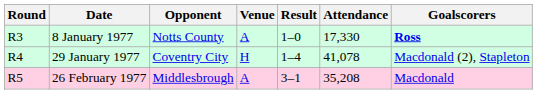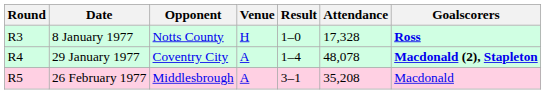(245, 36) A -> (245, 36) H
(341, 36) 17,330 -> (341, 36) 17,328
(245, 57) H -> (245, 57) A
(341, 57) 41,078 -> (341, 57) 48,078
(462, 57) normal -> (466, 57) bold
